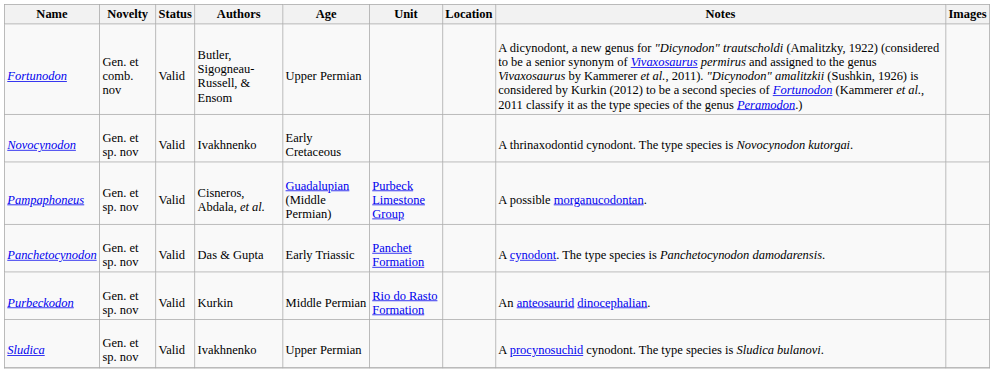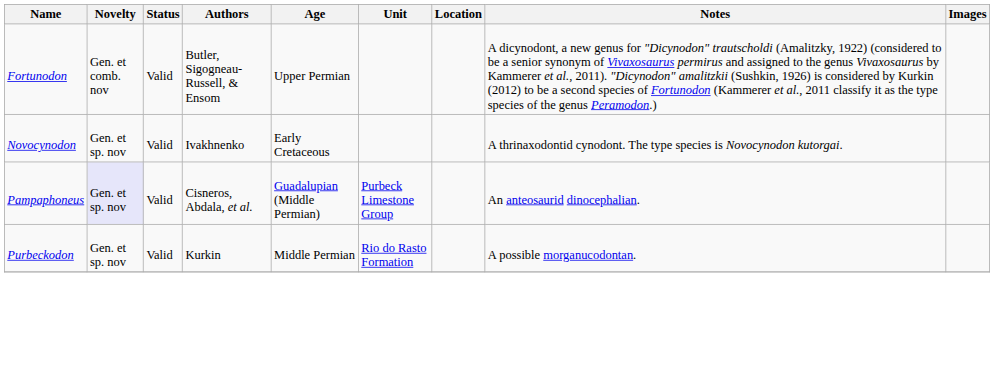(120, 200) no background -> (108, 200) lavender background
(573, 200) A possible morganucodontan. -> (564, 200) An anteosaurid dinocephalian.
- row: (52, 255)
(574, 302) An anteosaurid dinocephalian. -> (562, 255) A possible morganucodontan.
- row: (26, 350)
